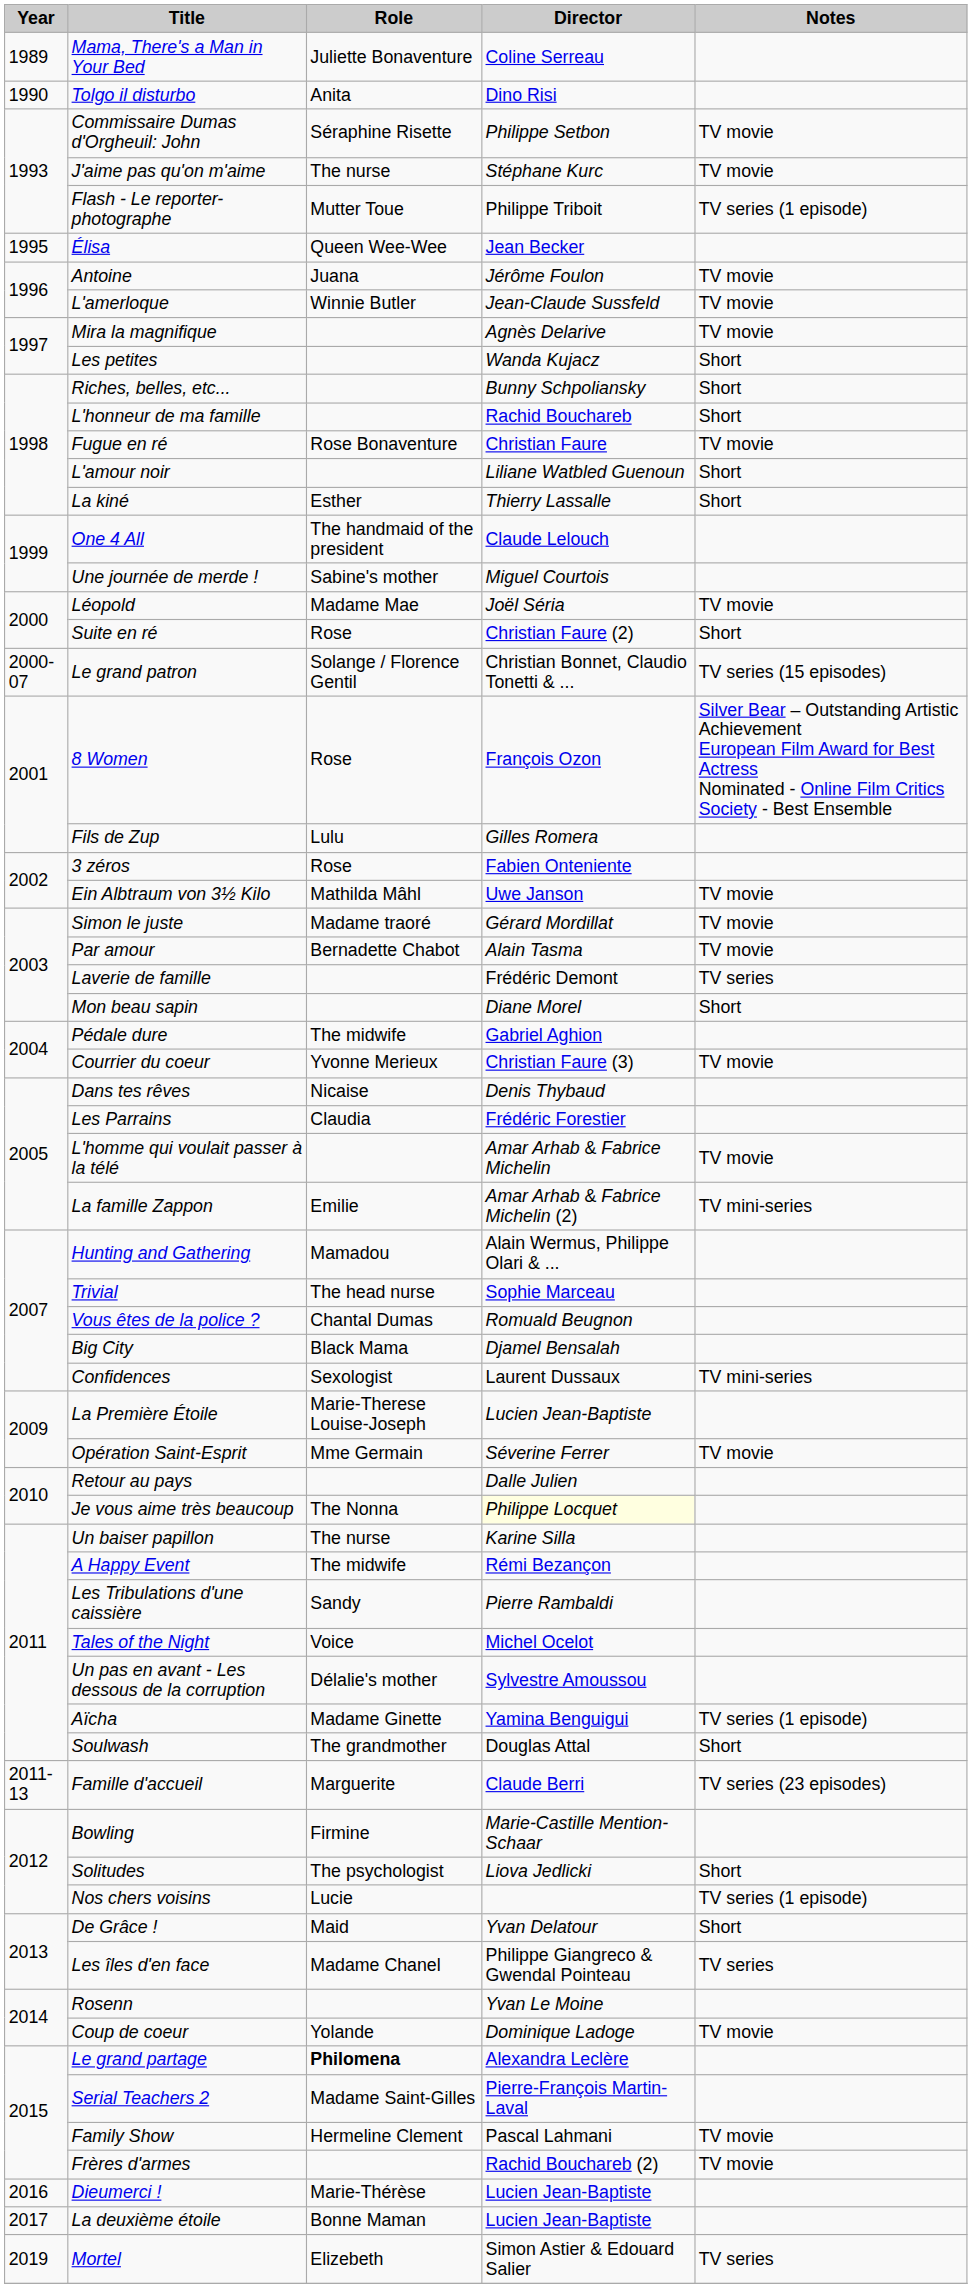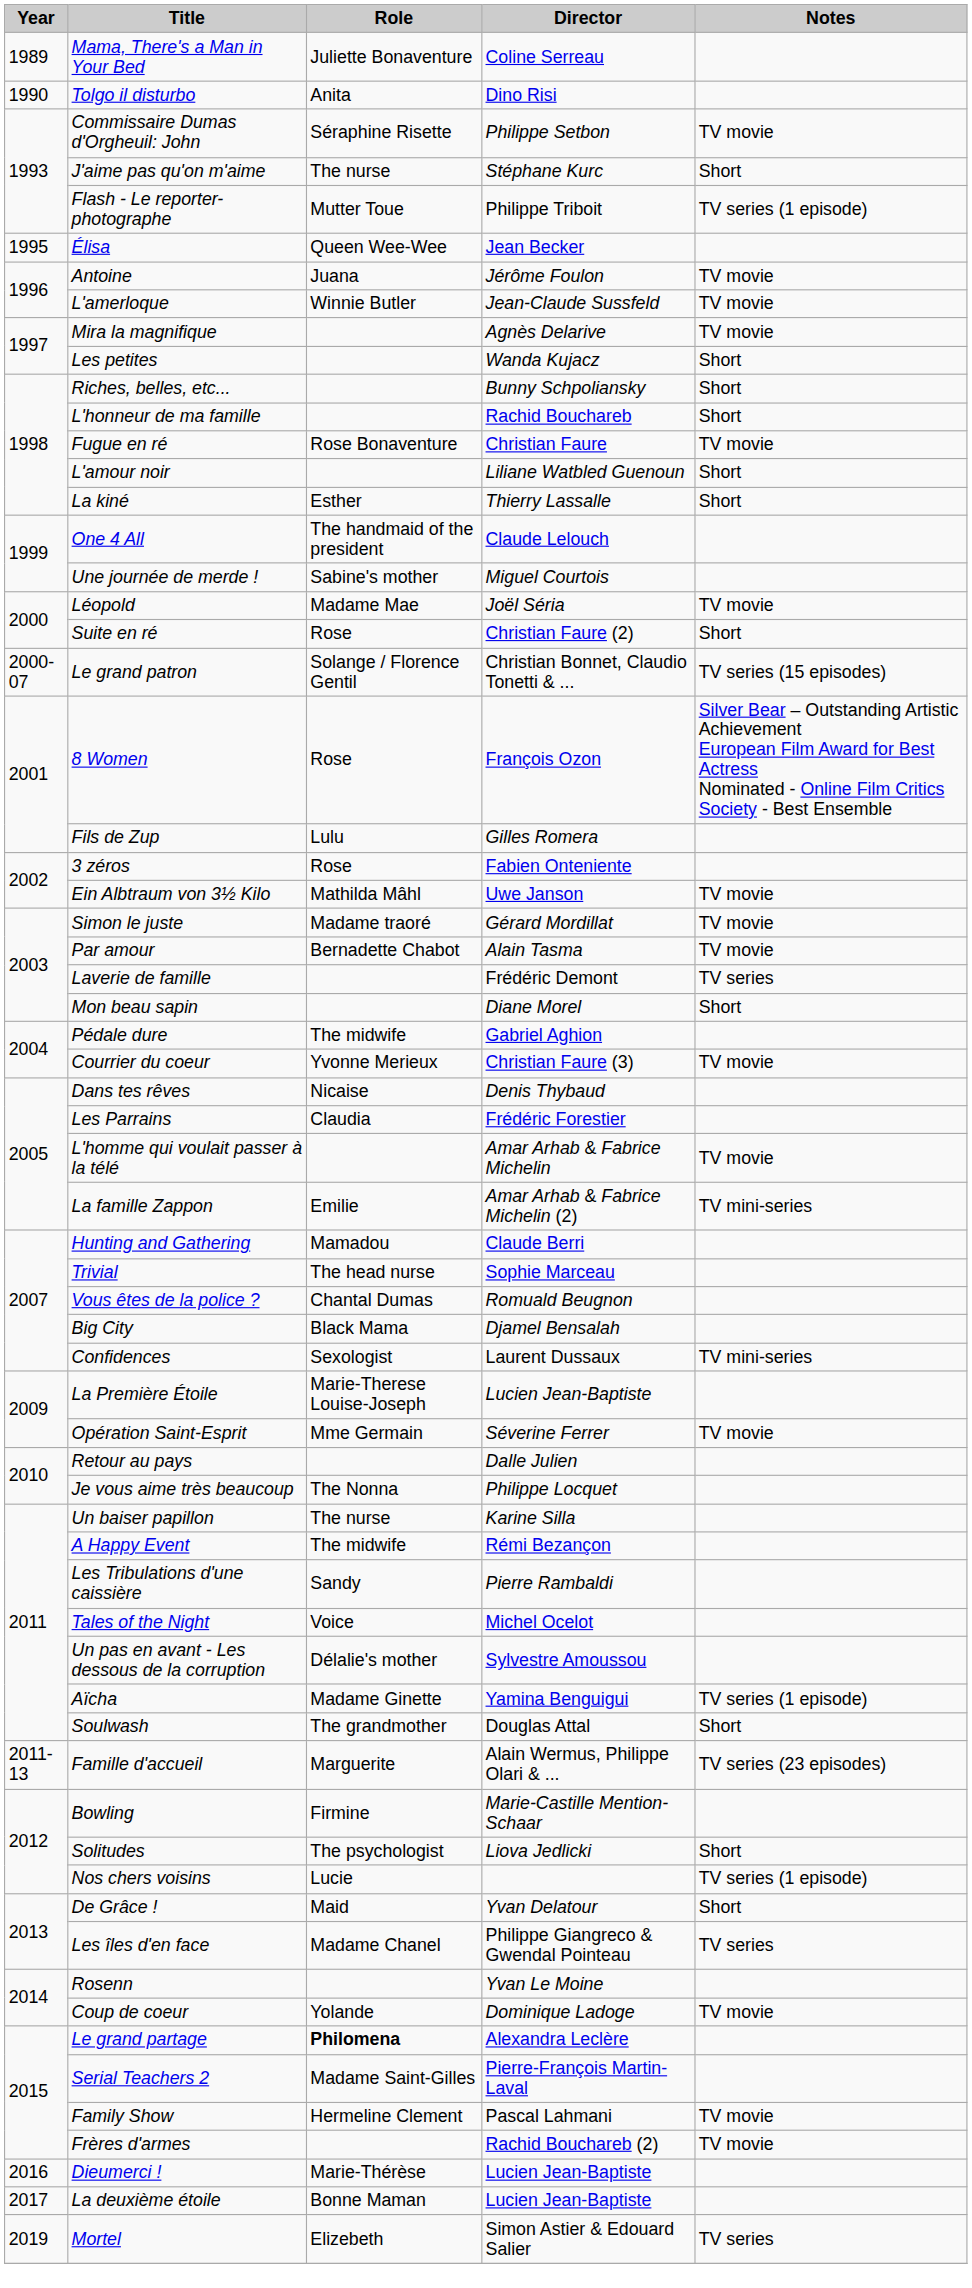(736, 171) TV movie -> (720, 171) Short
(577, 1254) Alain Wermus, Philippe Olari & ... -> (535, 1244) Claude Berri
(551, 1509) lightyellow background -> (551, 1489) no background
(535, 1784) Claude Berri -> (577, 1764) Alain Wermus, Philippe Olari & ...
